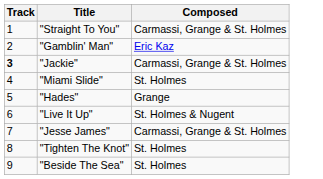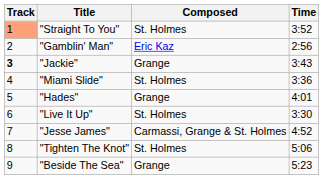+ column: (304, 13)
(10, 30) no background -> (10, 30) lightsalmon background
(210, 30) Carmassi, Grange & St. Holmes -> (160, 30) St. Holmes
(210, 64) Carmassi, Grange & St. Holmes -> (152, 64) Grange
(184, 115) St. Holmes & Nugent -> (160, 115) St. Holmes
(160, 166) St. Holmes -> (152, 166) Grange
